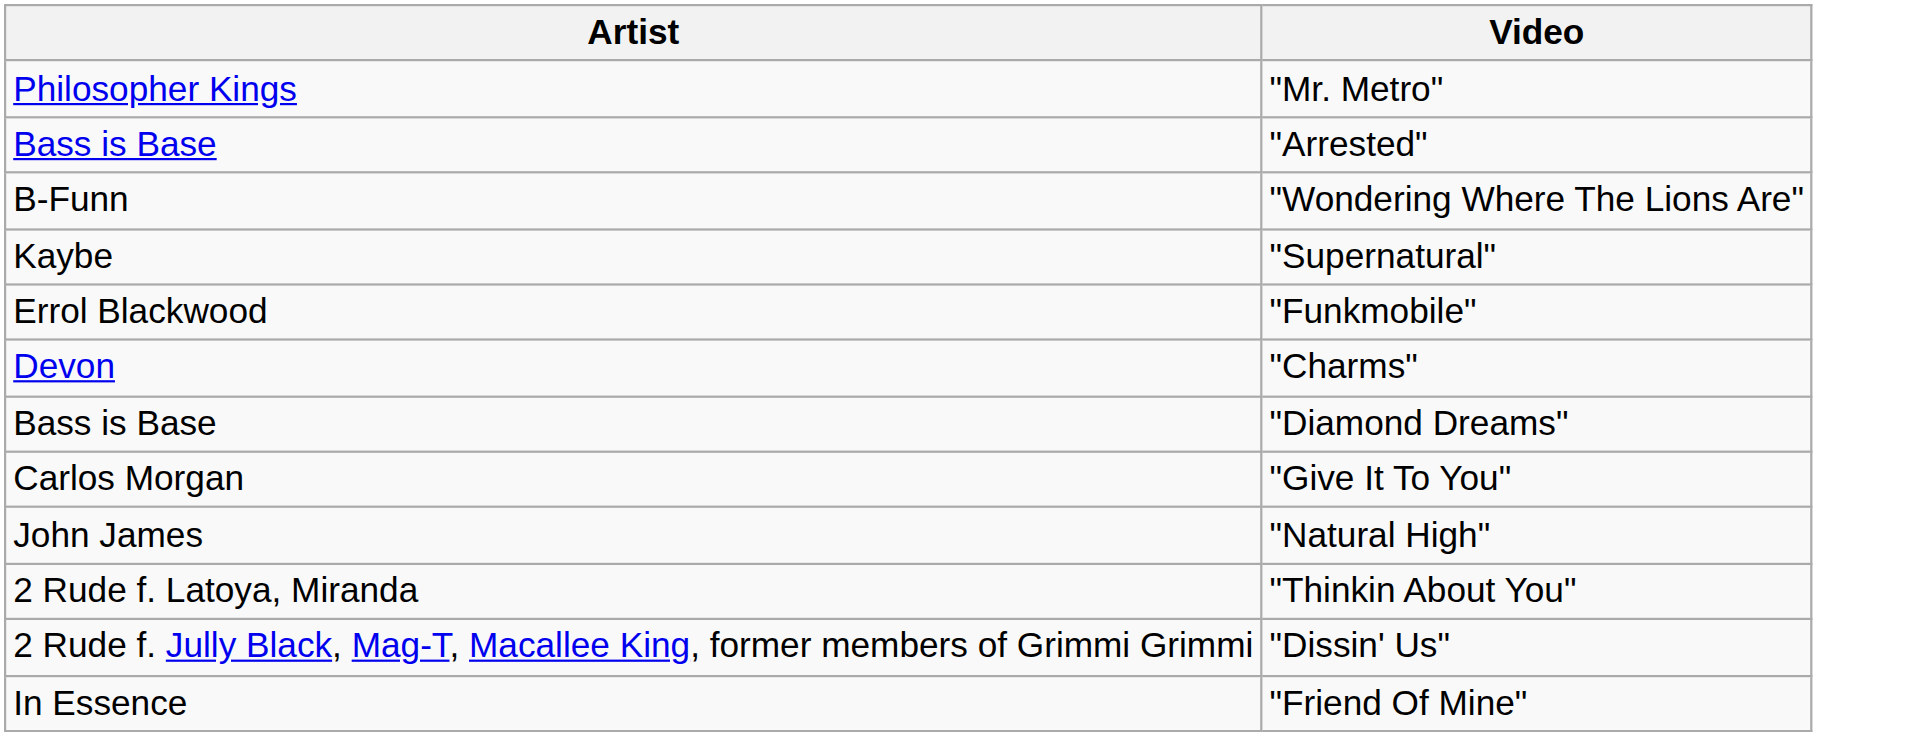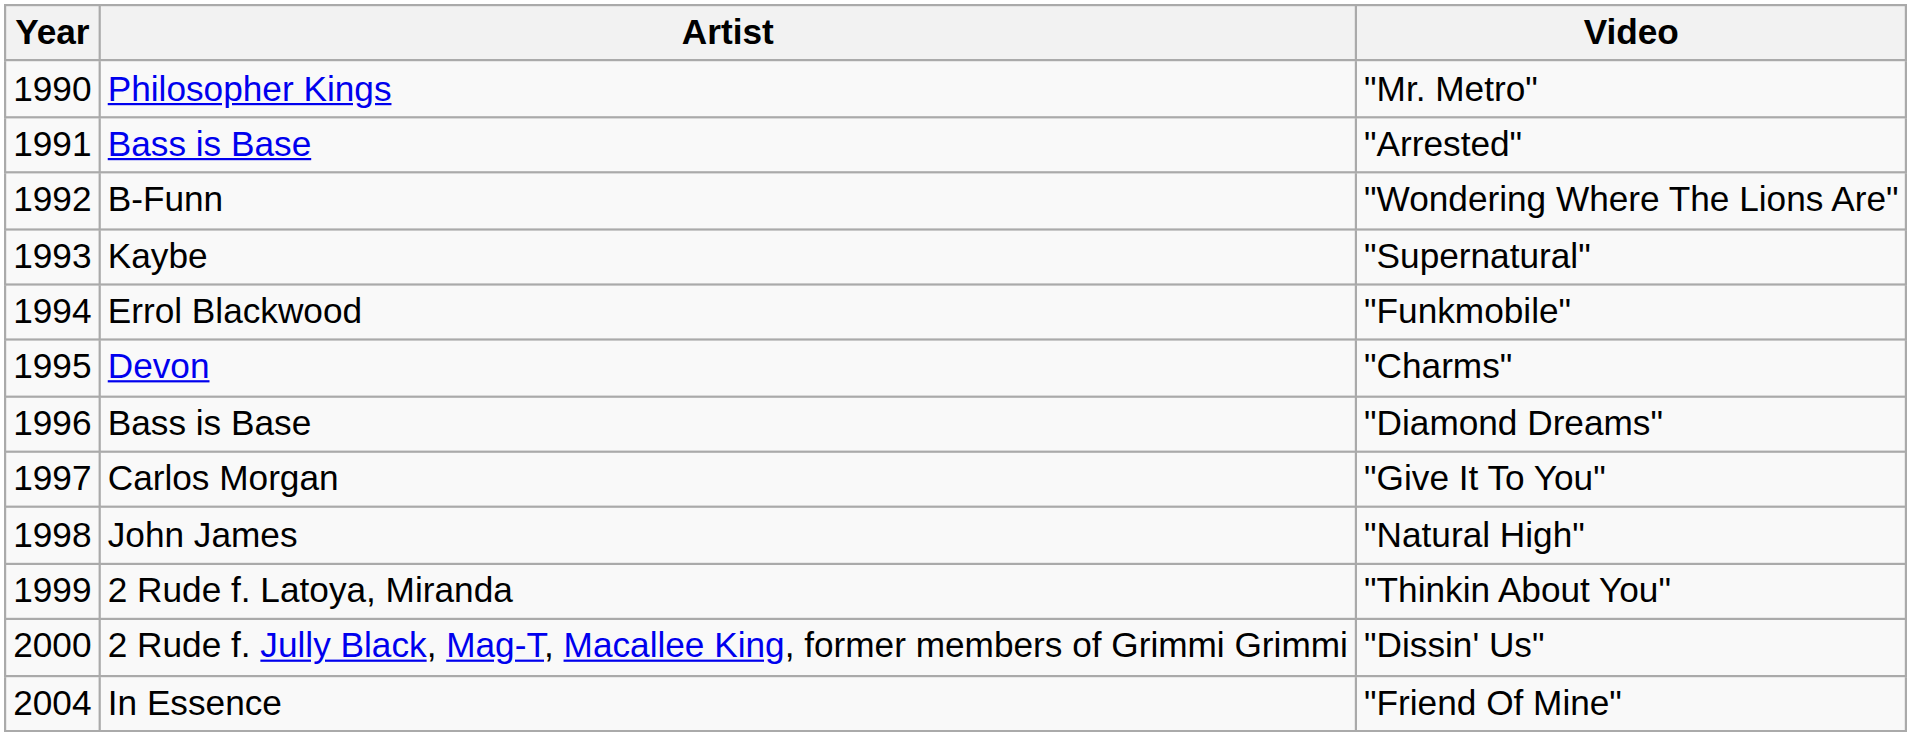+ column: (52, 32)
